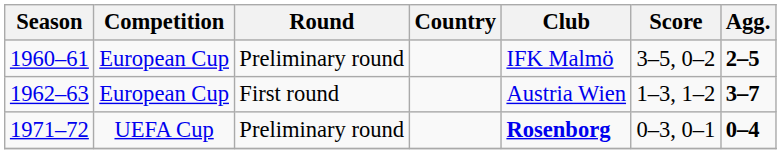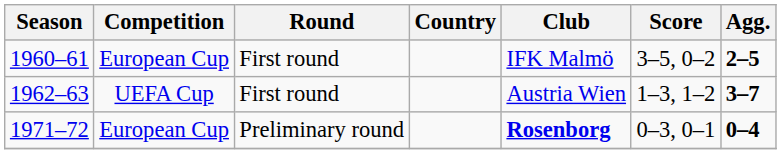(322, 58) Preliminary round -> (289, 58) First round
(164, 93) European Cup -> (164, 93) UEFA Cup
(164, 129) UEFA Cup -> (164, 129) European Cup
